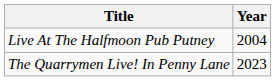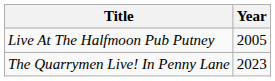(252, 40) 2004 -> (252, 40) 2005
